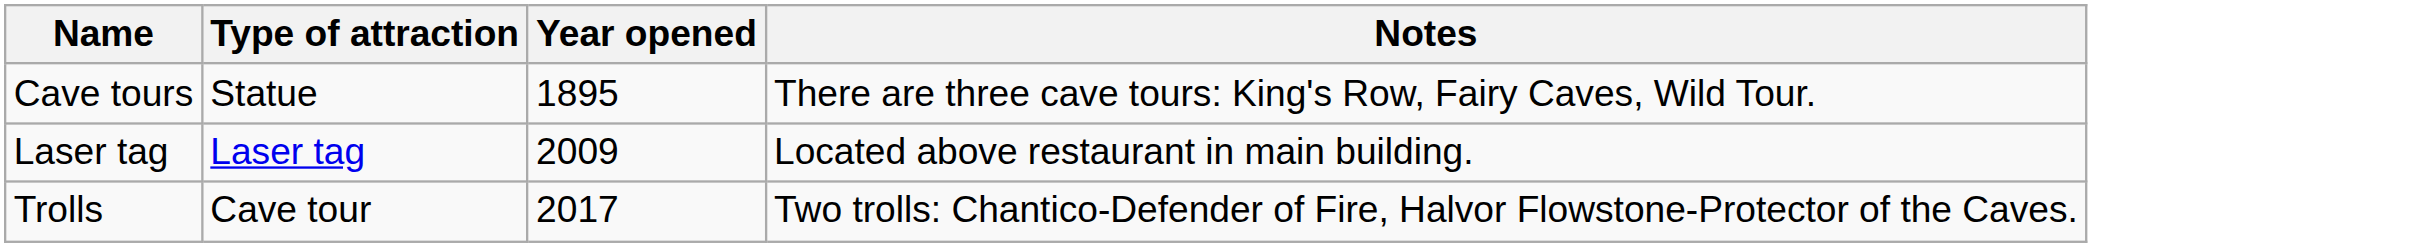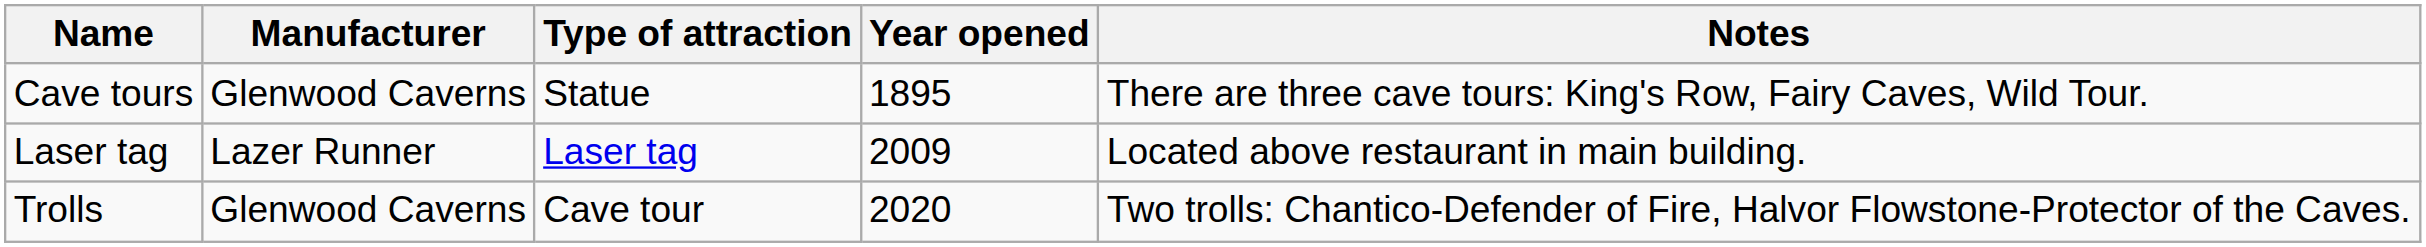+ column: (368, 33)
(577, 210) 2017 -> (910, 210) 2020
